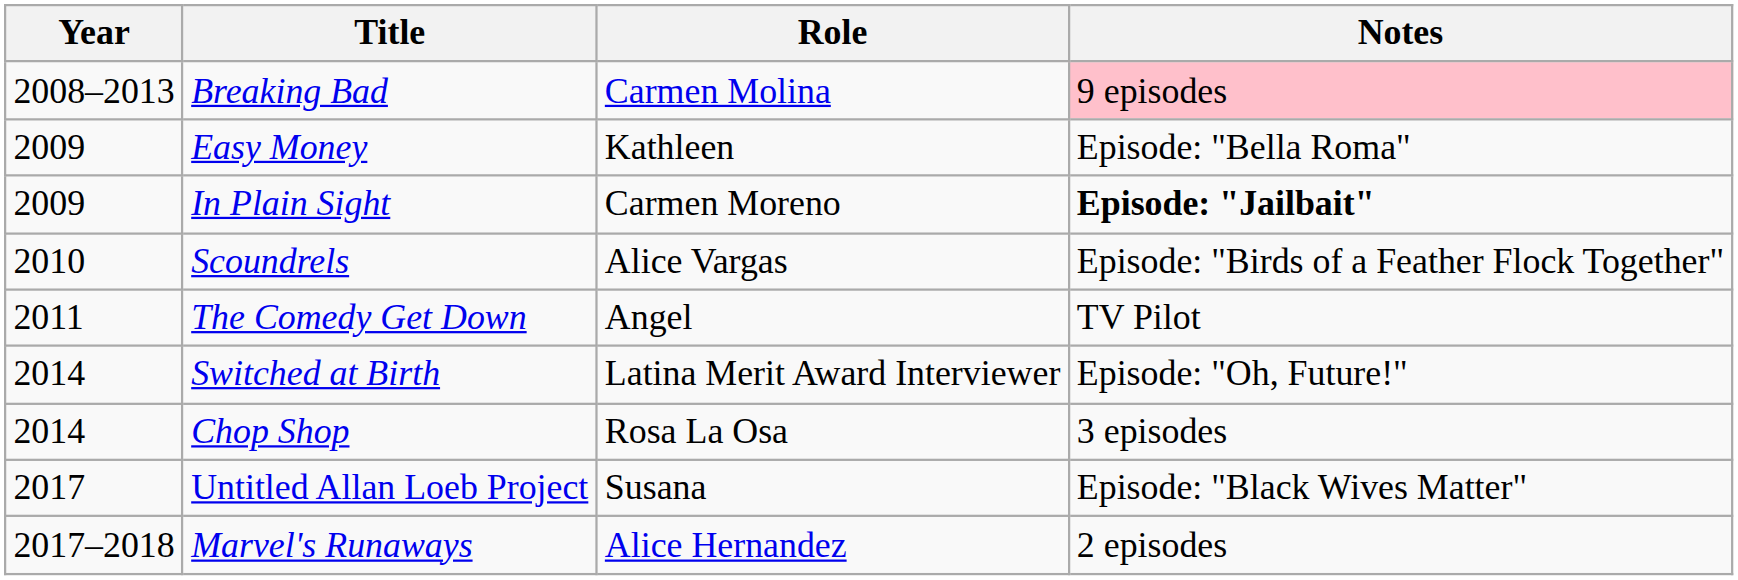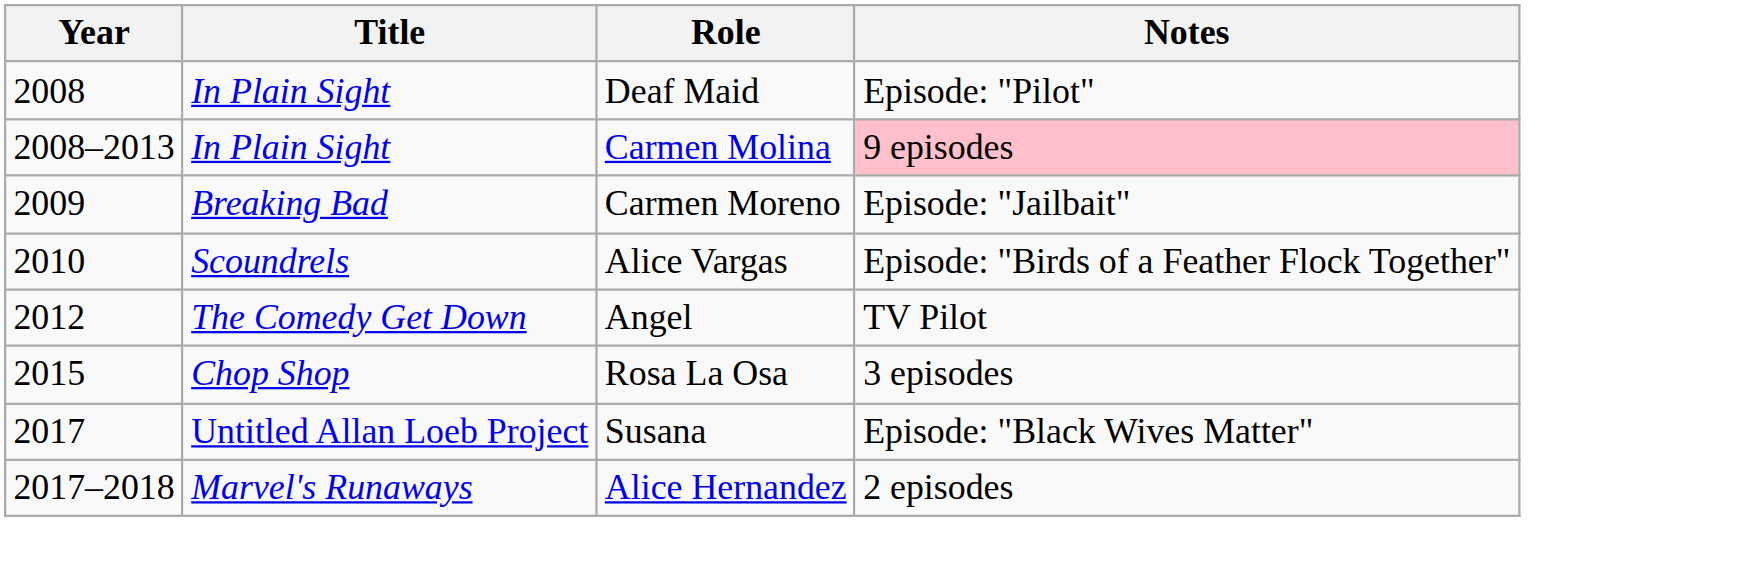+ row: (682, 89)
(290, 89) Breaking Bad -> (291, 146) In Plain Sight
- row: (670, 146)
(291, 203) In Plain Sight -> (290, 203) Breaking Bad
(1226, 203) bold -> (997, 203) normal
(49, 317) 2011 -> (49, 317) 2012
- row: (833, 373)
(49, 430) 2014 -> (49, 373) 2015
